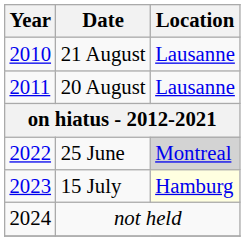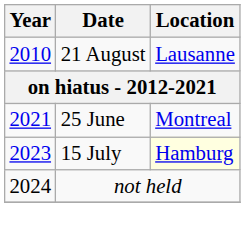- row: (103, 86)
(30, 152) 2022 -> (30, 119) 2021
(193, 152) lightgrey background -> (193, 119) no background
